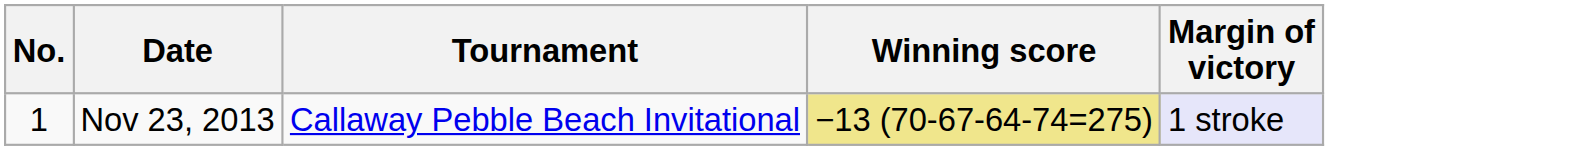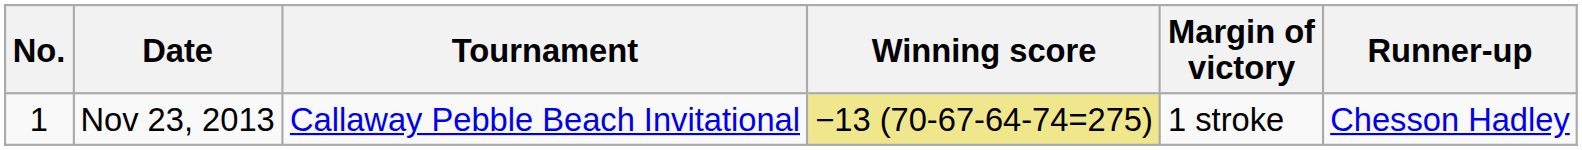+ column: (1450, 49)
(1226, 119) lavender background -> (1226, 119) no background
